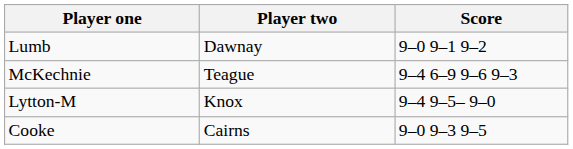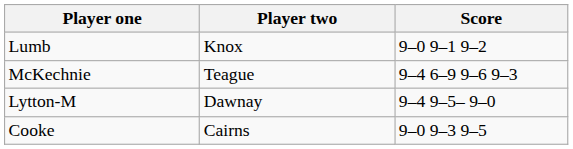(233, 46) Dawnay -> (223, 46) Knox
(223, 102) Knox -> (233, 102) Dawnay
